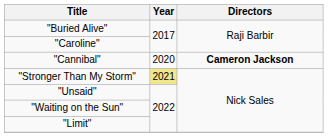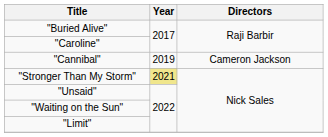(164, 60) 2020 -> (164, 60) 2019
(250, 60) bold -> (250, 60) normal
